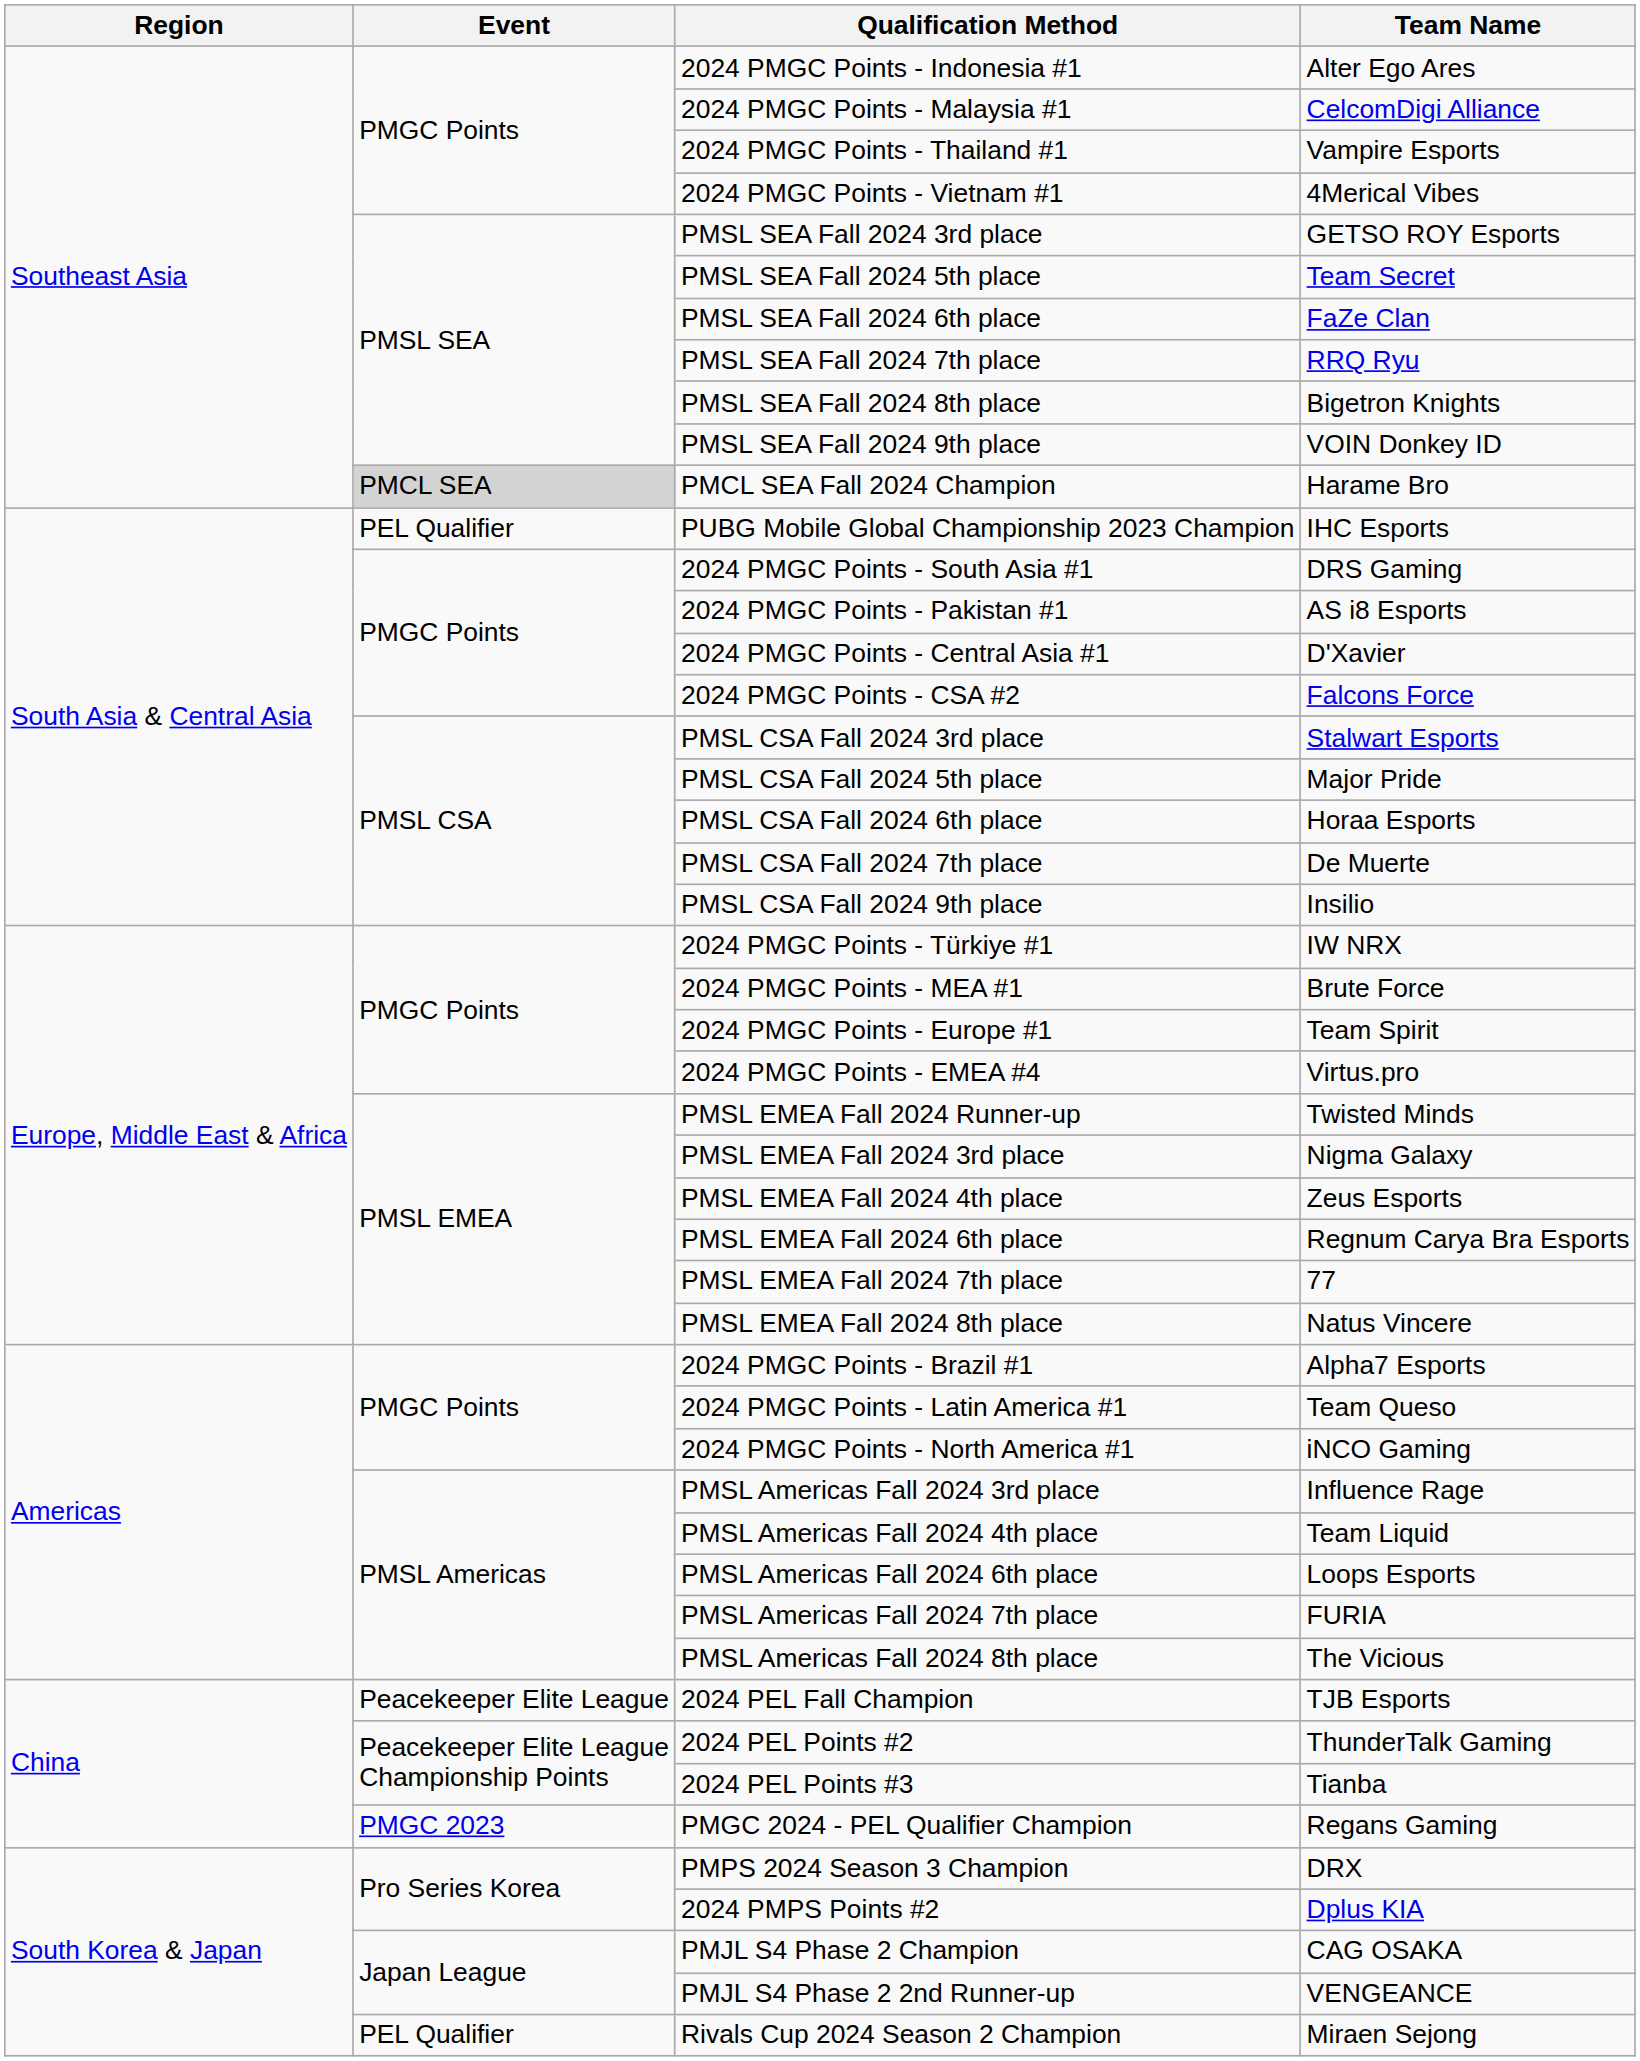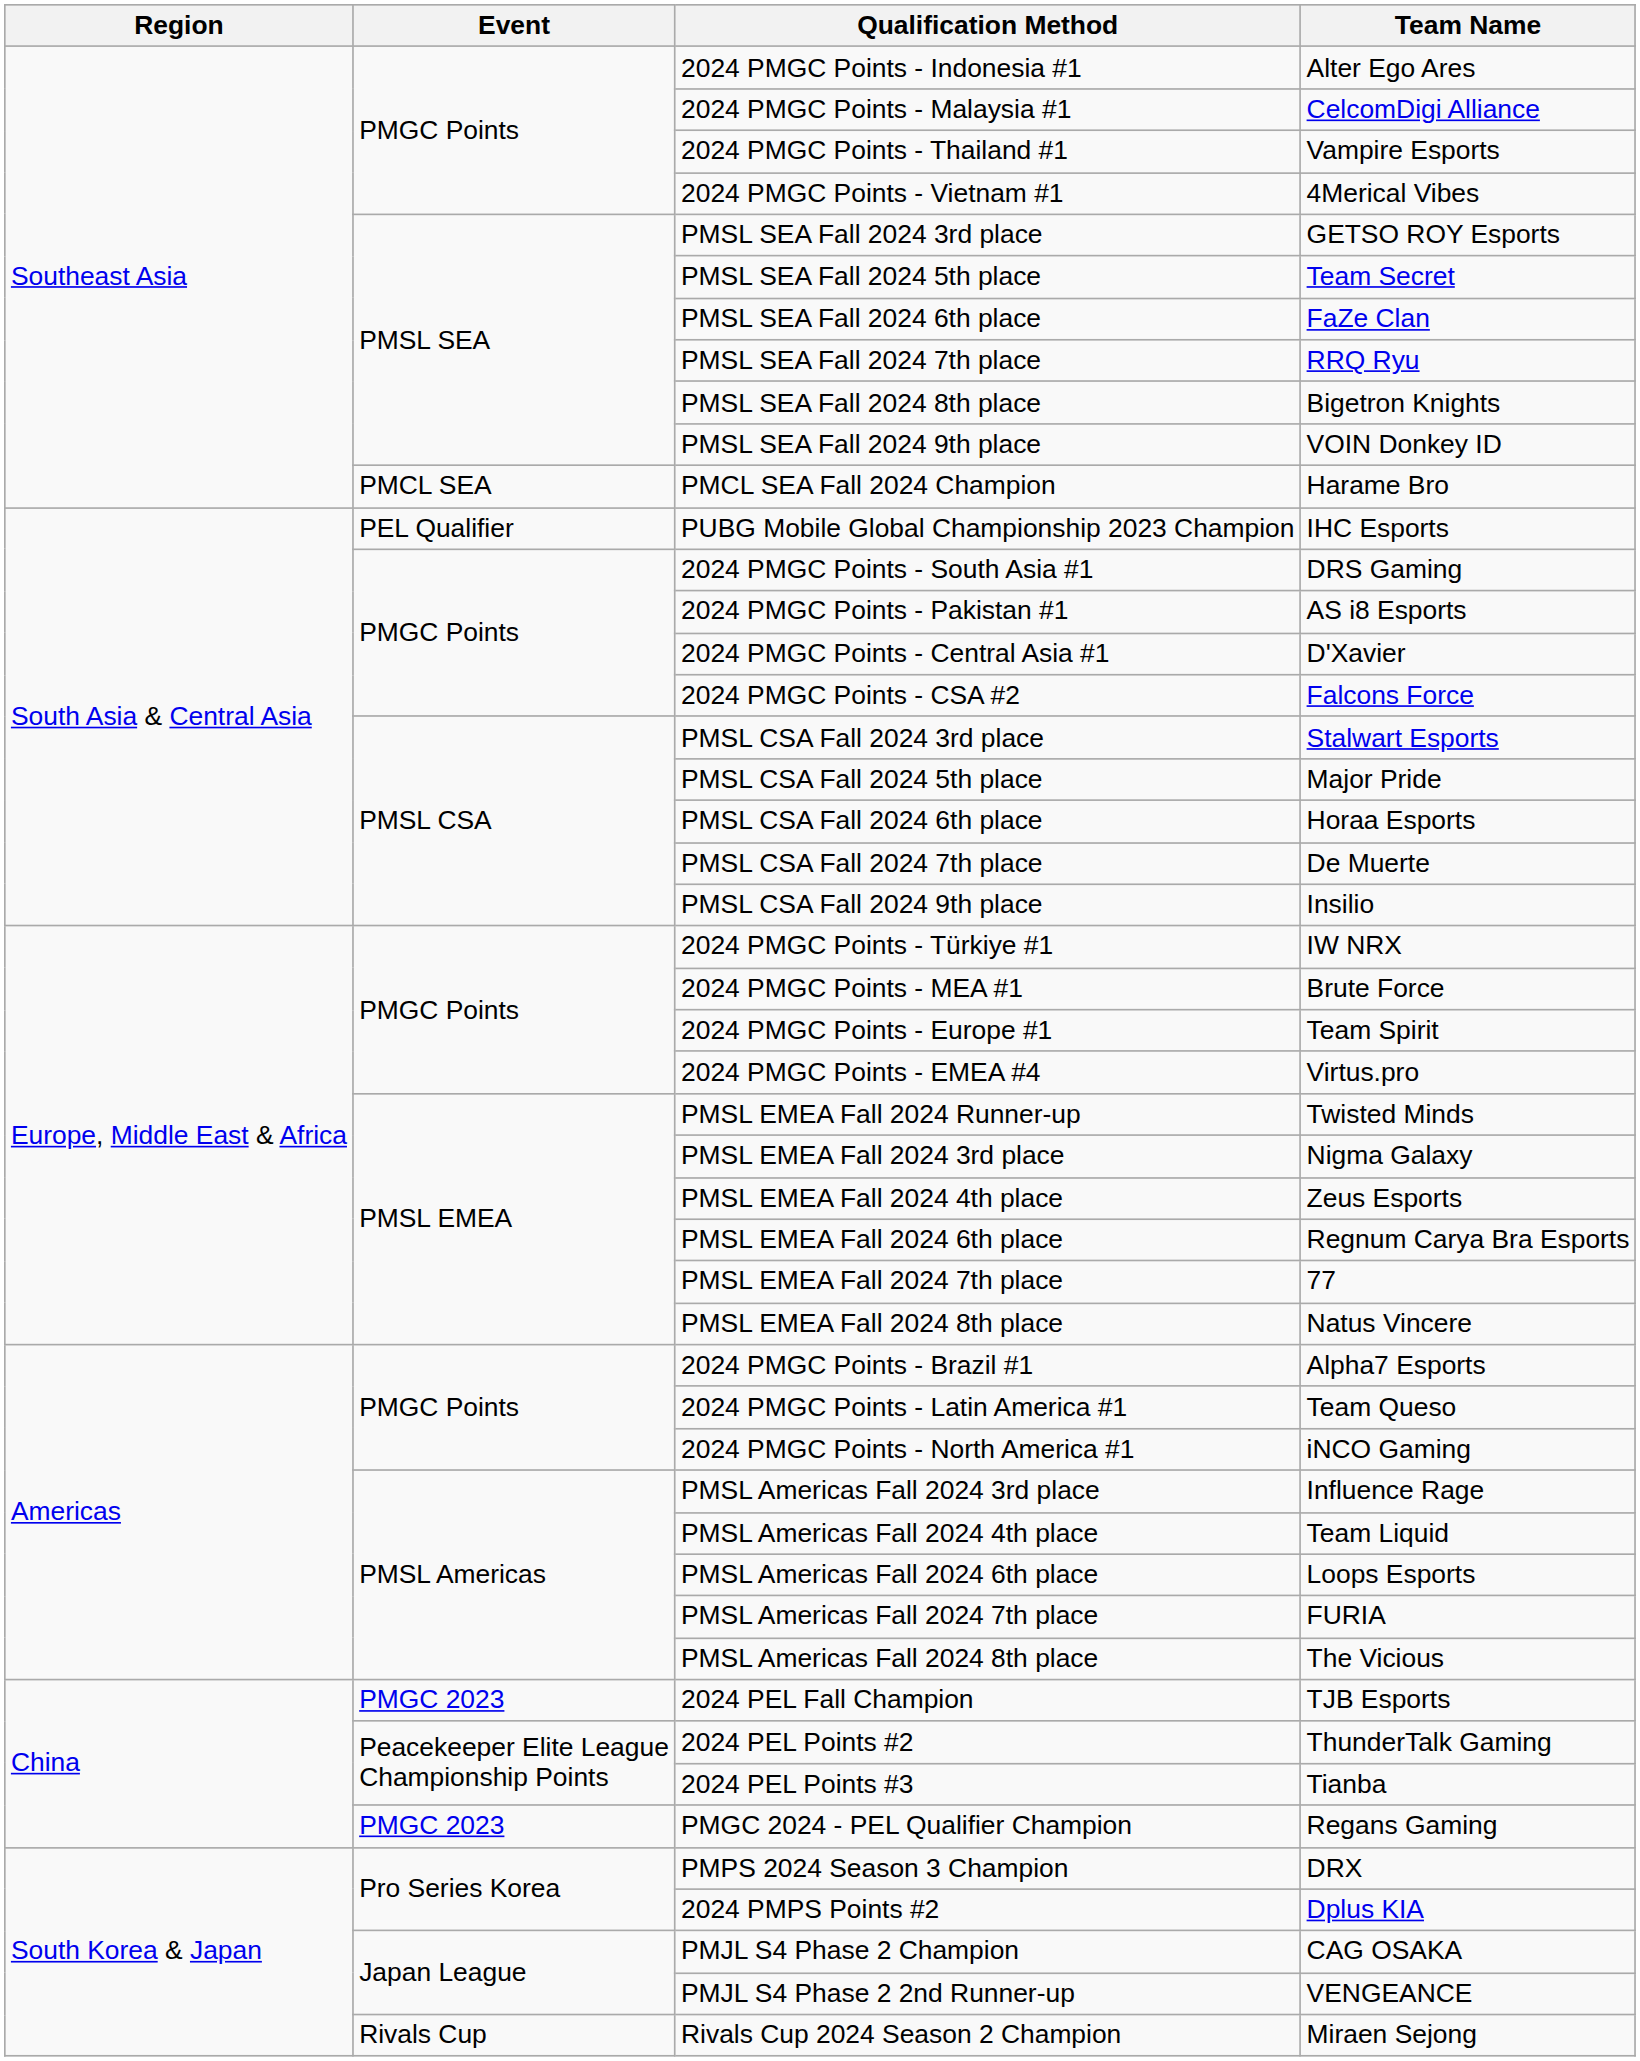(425, 485) lightgrey background -> (425, 485) no background
(514, 1700) Peacekeeper Elite League -> (432, 1700) PMGC 2023
(436, 2035) PEL Qualifier -> (423, 2035) Rivals Cup
